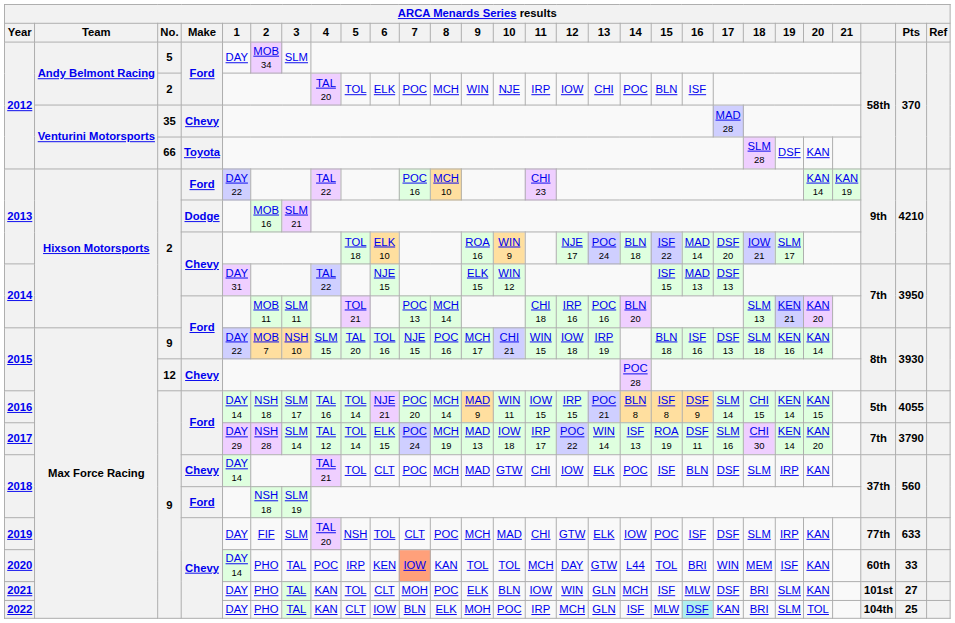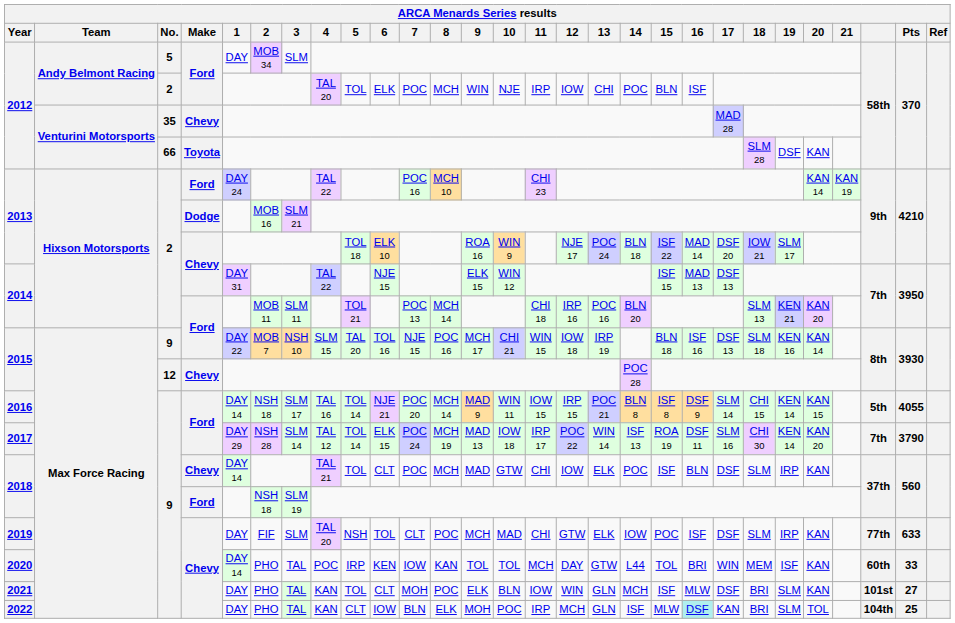(237, 184) DAY 22 -> (237, 184) DAY 24
(415, 566) lightsalmon background -> (415, 566) no background
